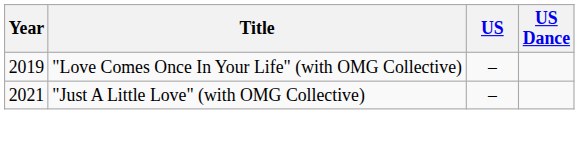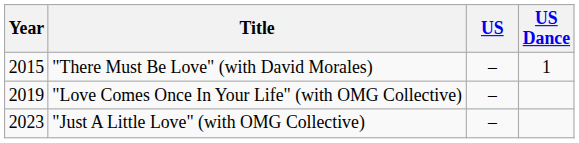+ row: (212, 66)
(26, 94) 2021 -> (26, 123) 2023
